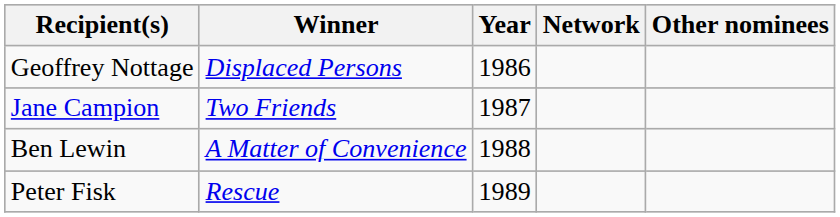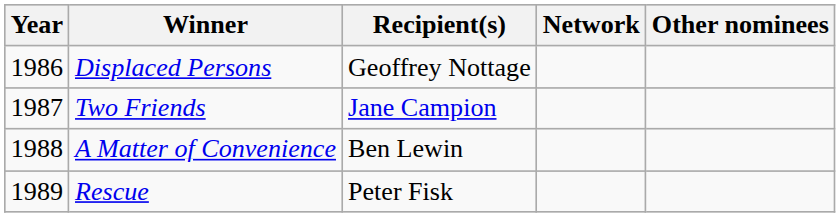columns swapped: (505, 25) <-> (102, 25)
